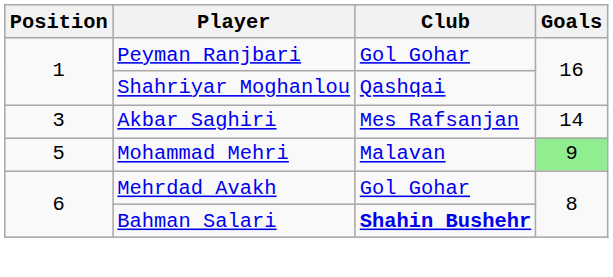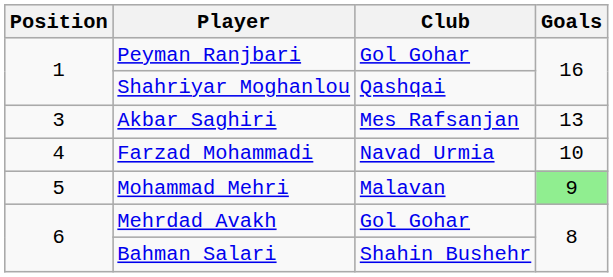(572, 121) 14 -> (572, 121) 13
+ row: (215, 154)
(446, 221) bold -> (446, 254) normal
